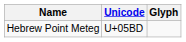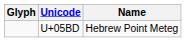columns swapped: (164, 12) <-> (53, 12)
